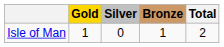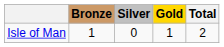columns swapped: (85, 14) <-> (163, 14)
